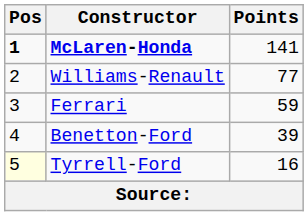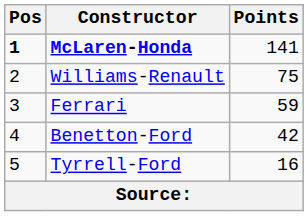(288, 78) 77 -> (288, 78) 75
(288, 137) 39 -> (288, 137) 42
(15, 166) lightyellow background -> (15, 166) no background
